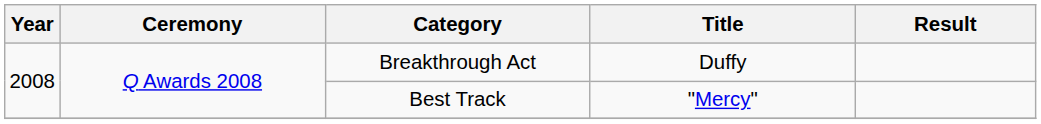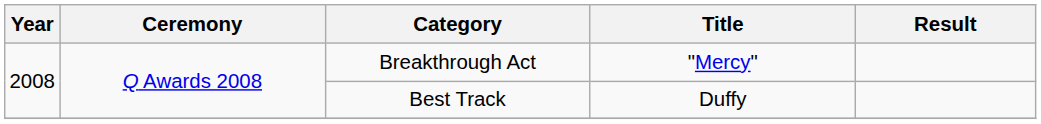(723, 62) Duffy -> (723, 62) "Mercy"
(723, 100) "Mercy" -> (723, 100) Duffy
